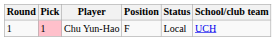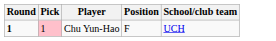- column: (177, 12)
(9, 28) normal -> (9, 28) bold
